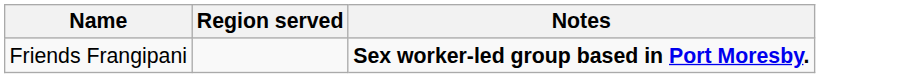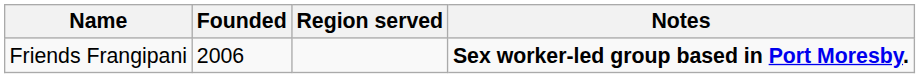+ column: (242, 21)
